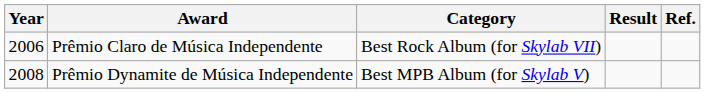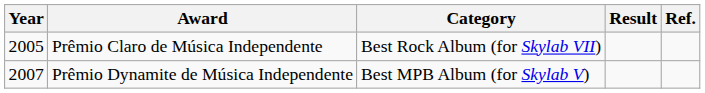(26, 46) 2006 -> (26, 46) 2005
(26, 74) 2008 -> (26, 74) 2007
